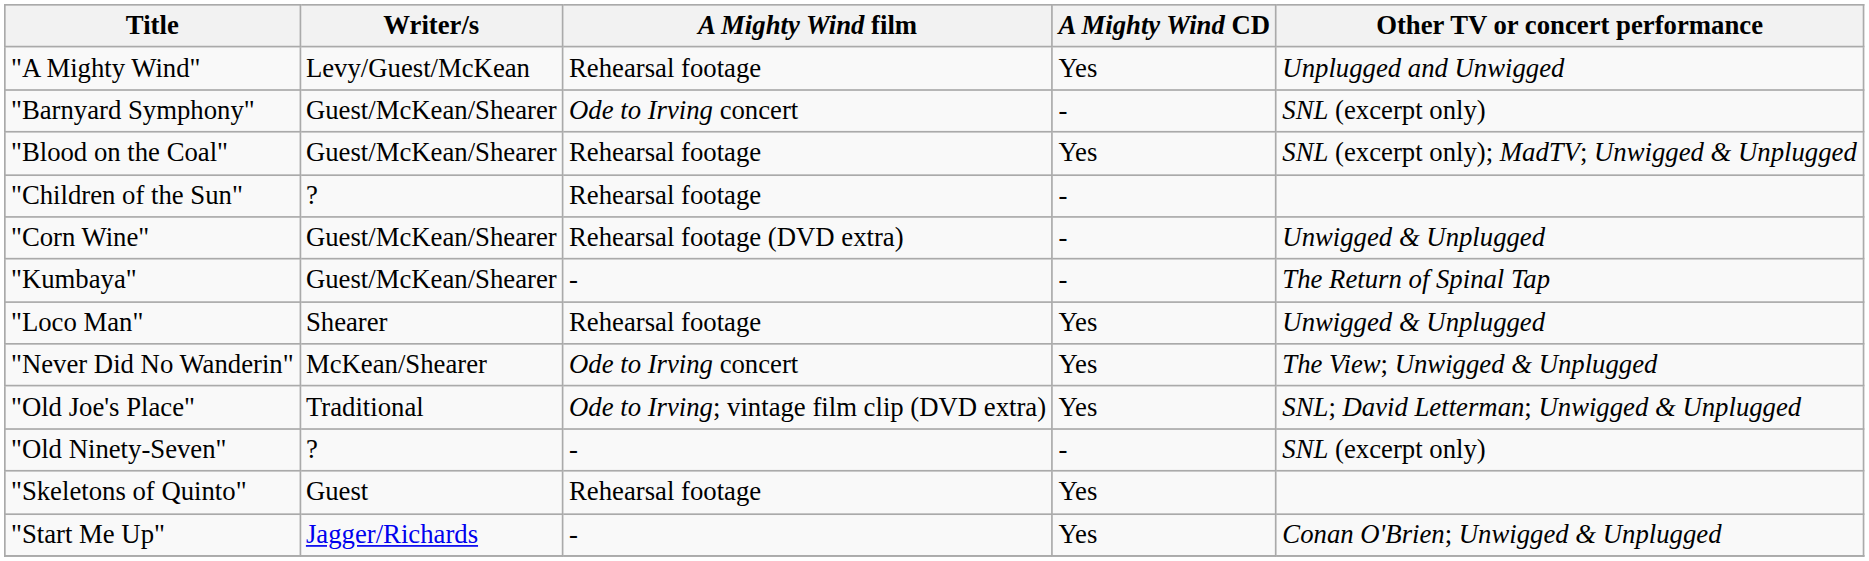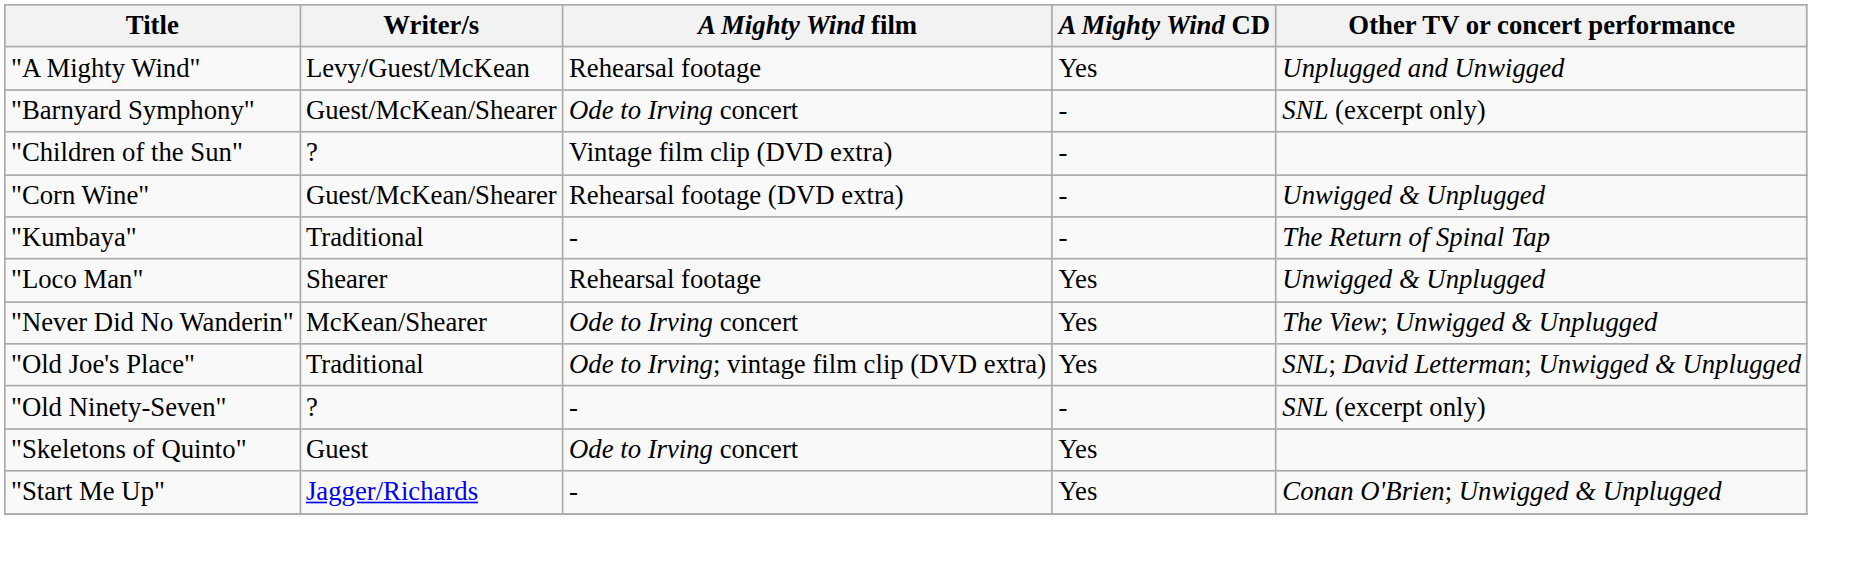- row: (120, 152)
(665, 195) Rehearsal footage -> (731, 152) Vintage film clip (DVD extra)
(431, 279) Guest/McKean/Shearer -> (365, 237) Traditional
(665, 491) Rehearsal footage -> (684, 449) Ode to Irving concert
